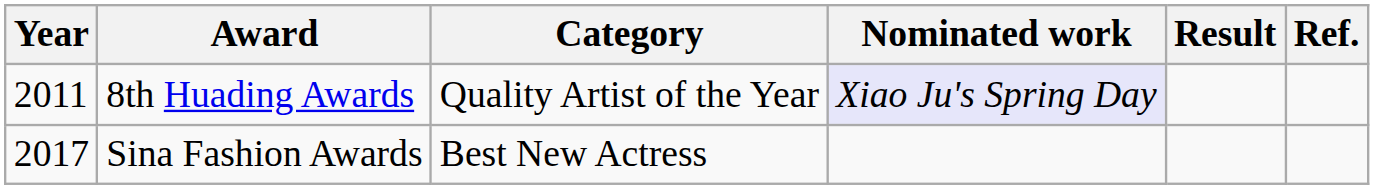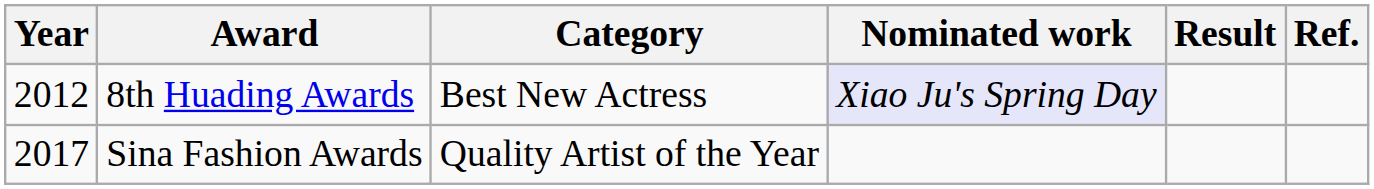(51, 93) 2011 -> (51, 93) 2012
(629, 93) Quality Artist of the Year -> (574, 93) Best New Actress
(574, 153) Best New Actress -> (629, 153) Quality Artist of the Year
